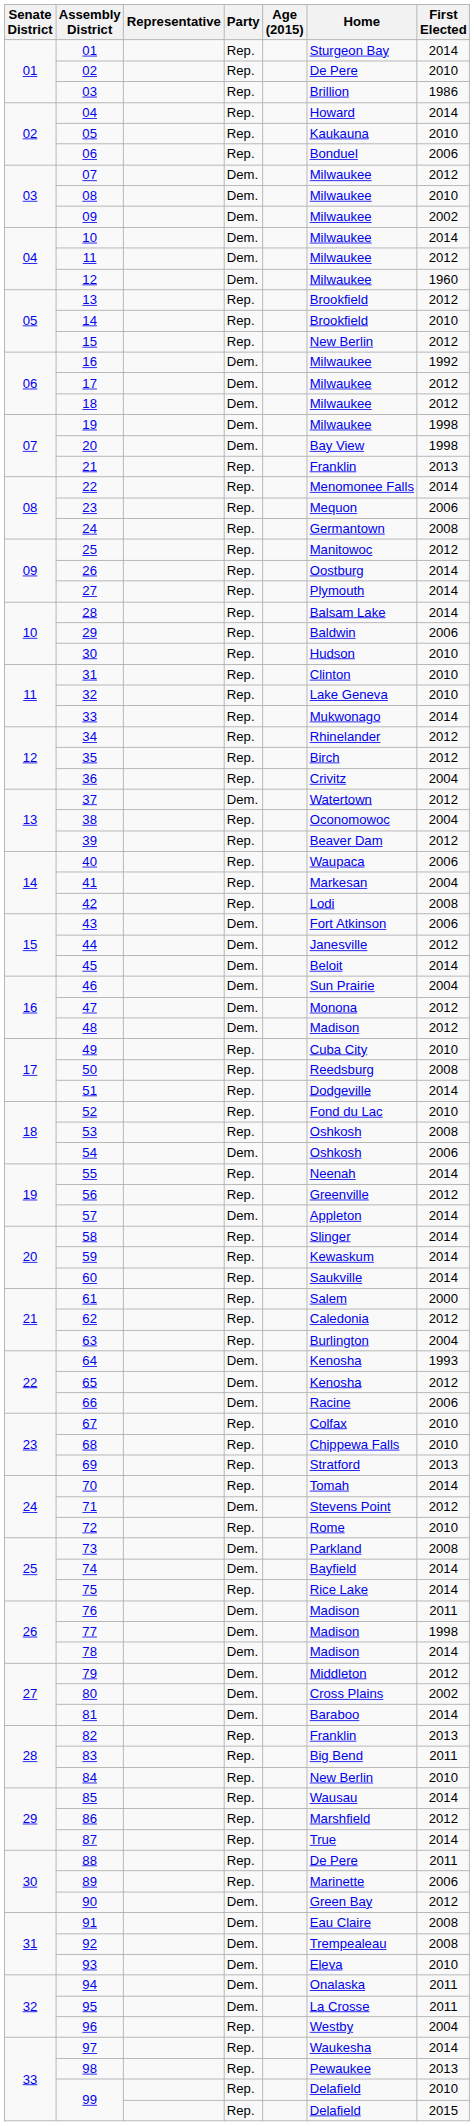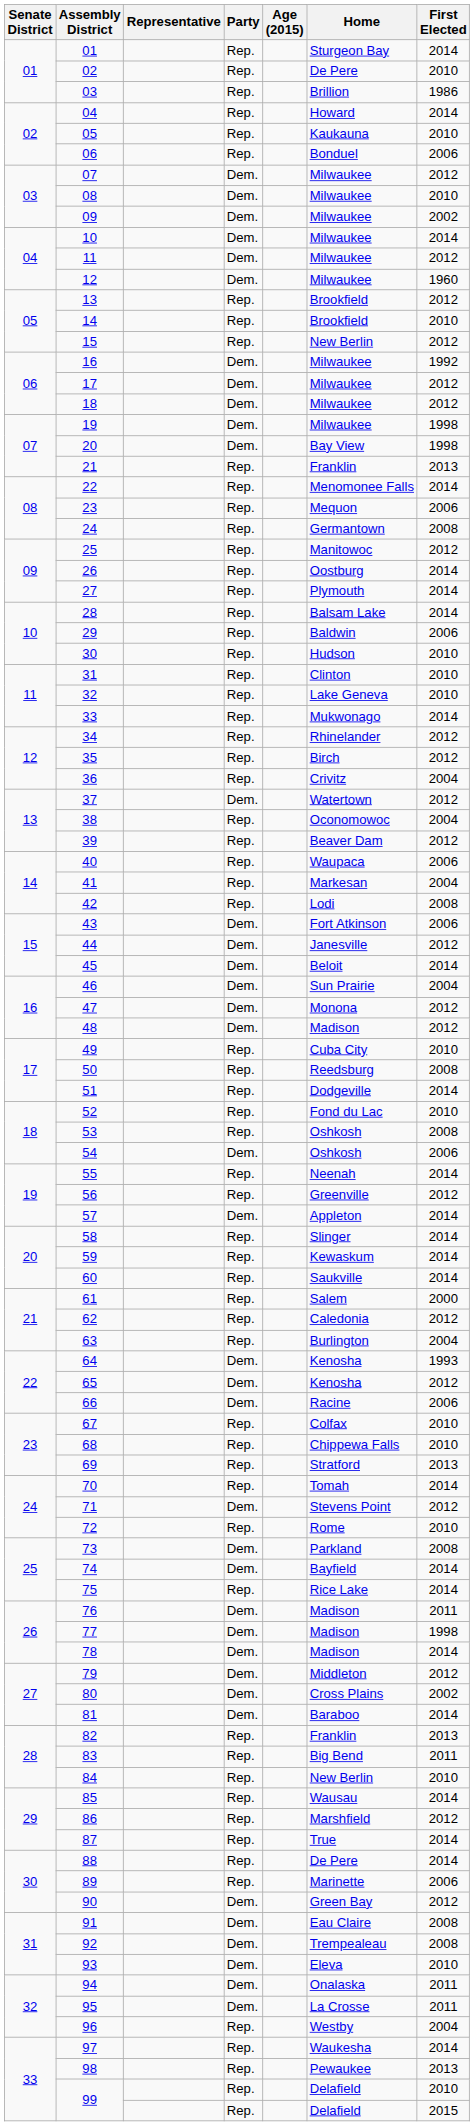(443, 1860) 2011 -> (443, 1860) 2014
